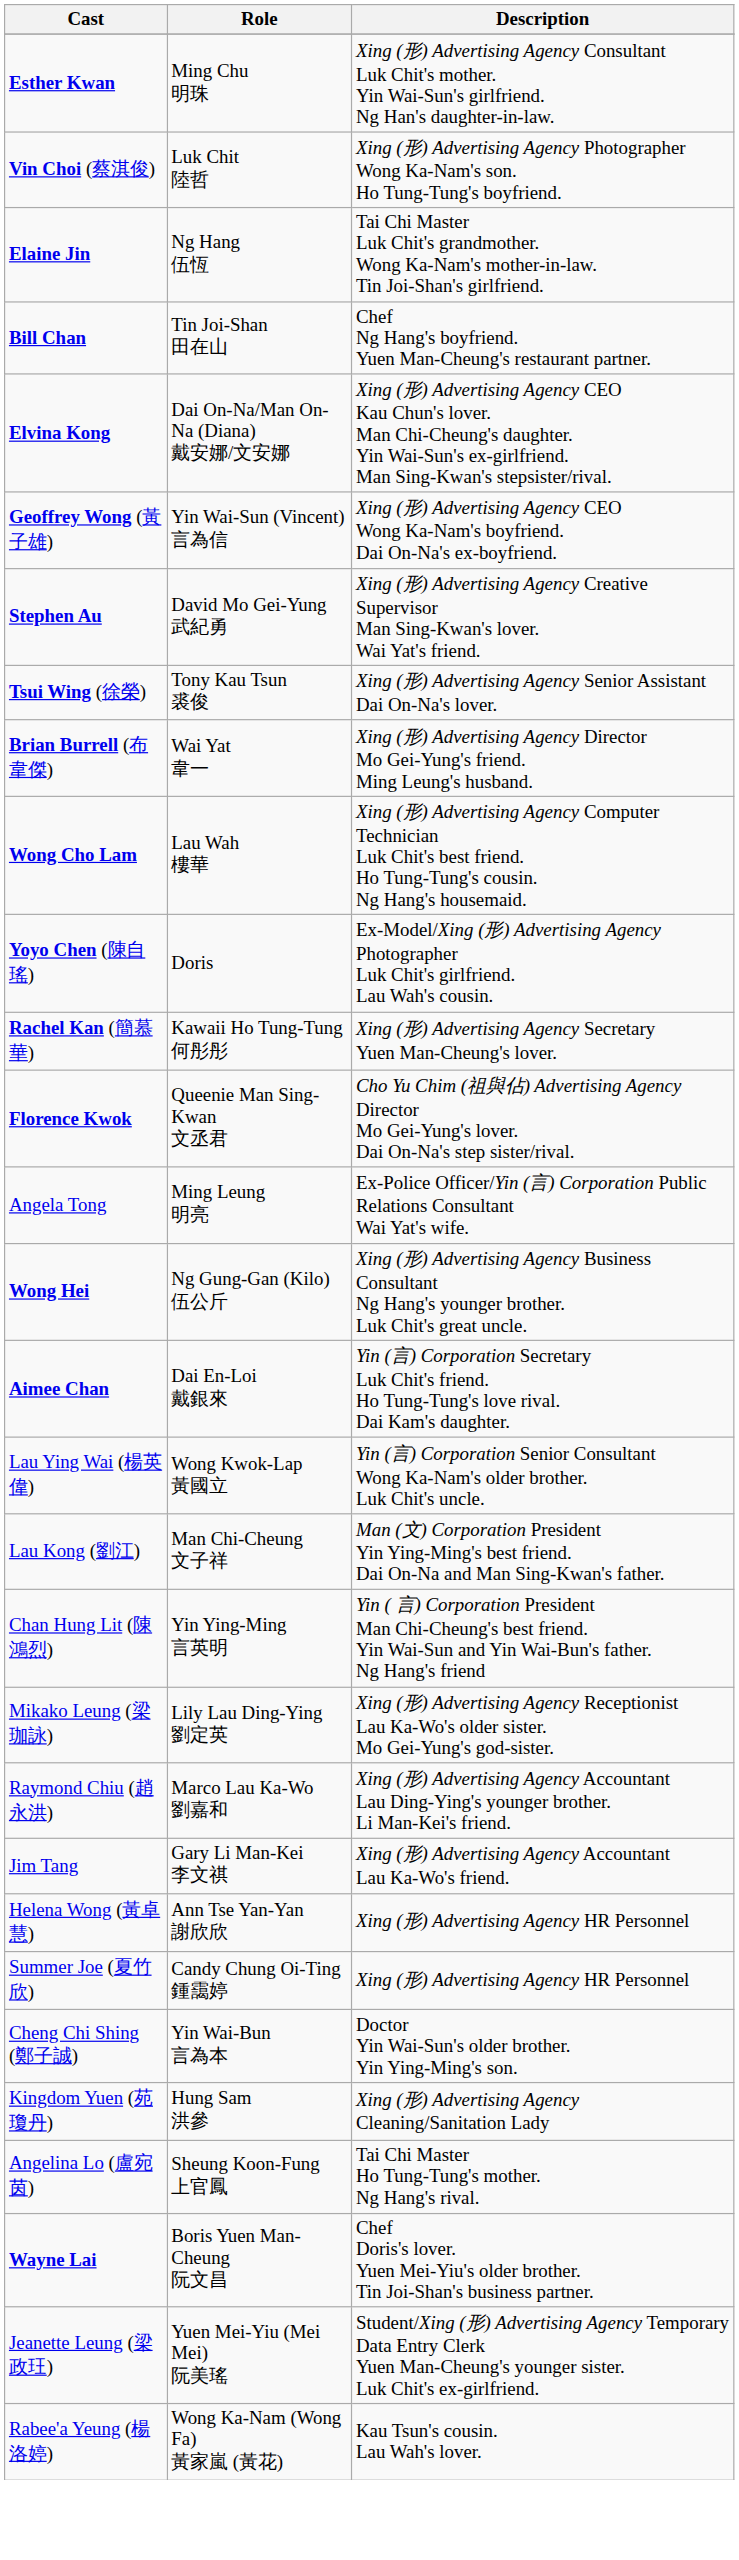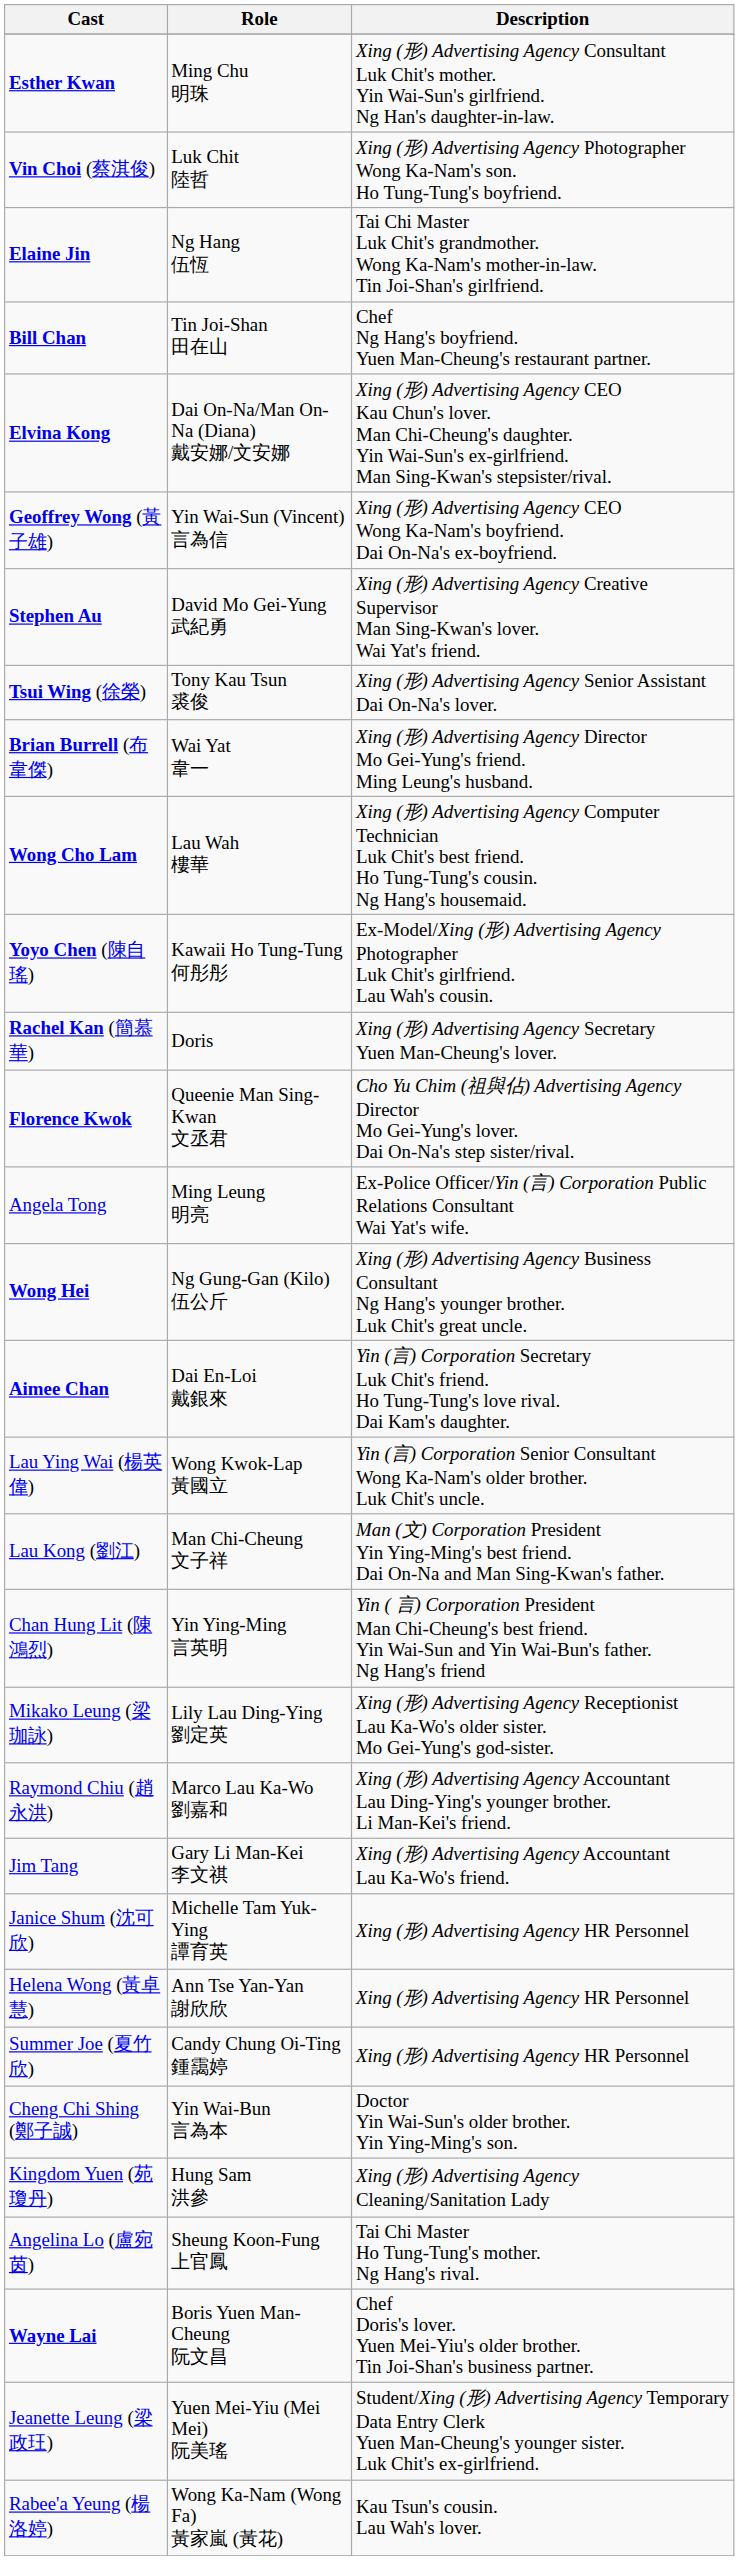(192, 963) Doris -> (257, 961) Kawaii Ho Tung-Tung 何彤彤
(257, 1039) Kawaii Ho Tung-Tung 何彤彤 -> (192, 1040) Doris
+ row: (81, 1930)
